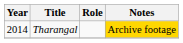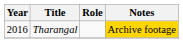(17, 29) 2014 -> (17, 29) 2016
